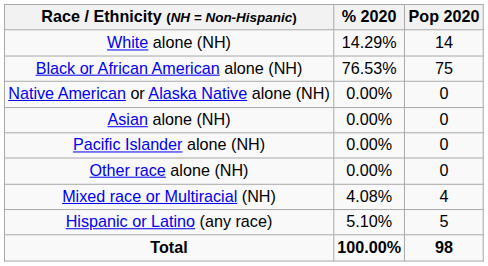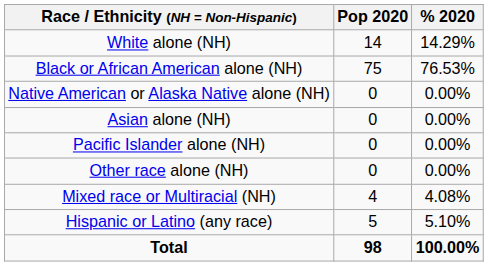columns swapped: (444, 17) <-> (369, 17)
